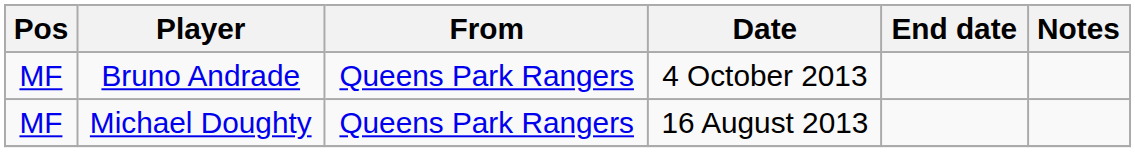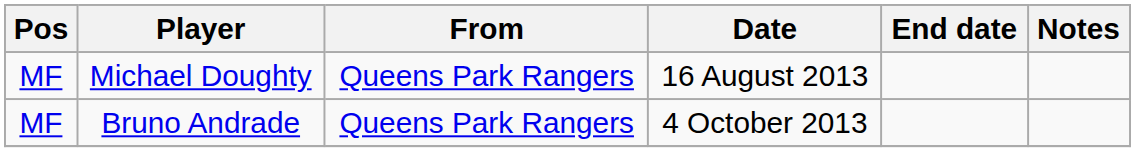rows swapped: (201, 123) <-> (201, 76)
